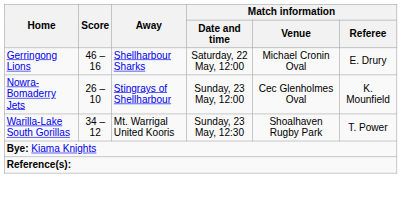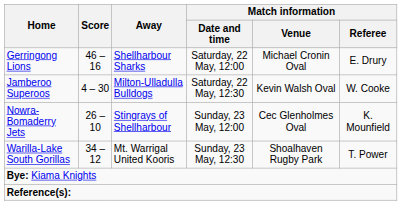+ row: (29, 88)
